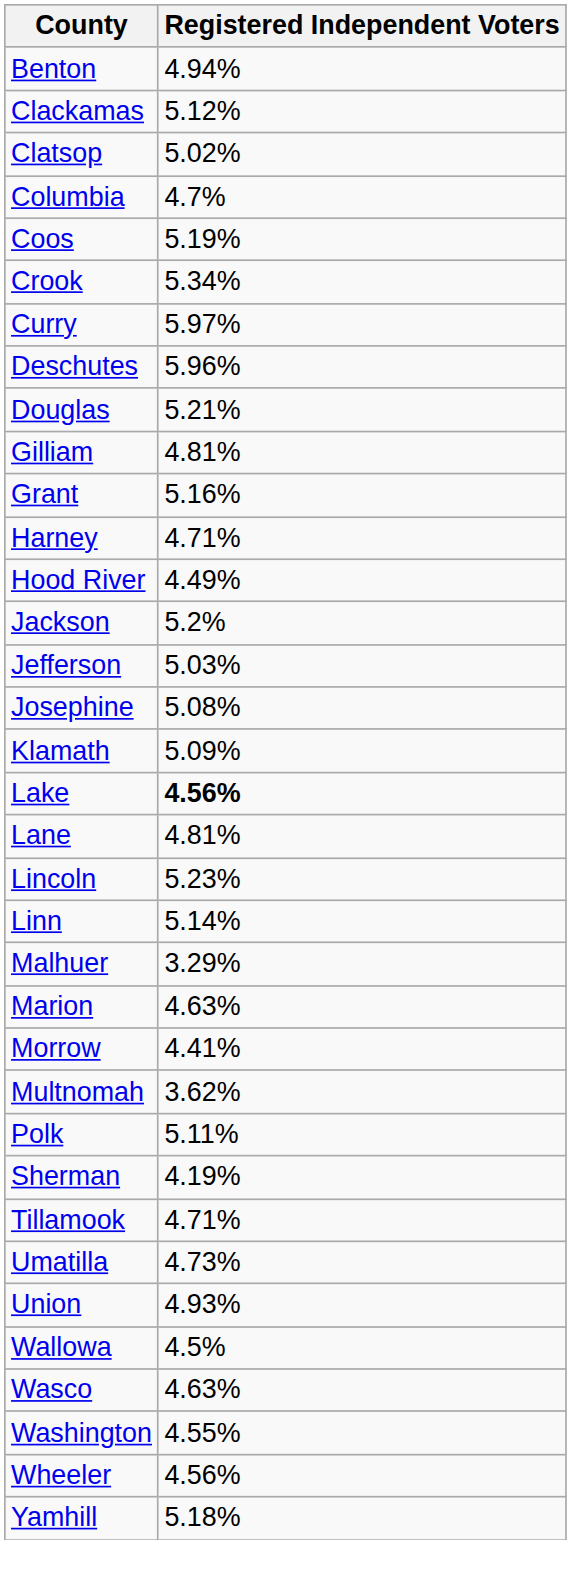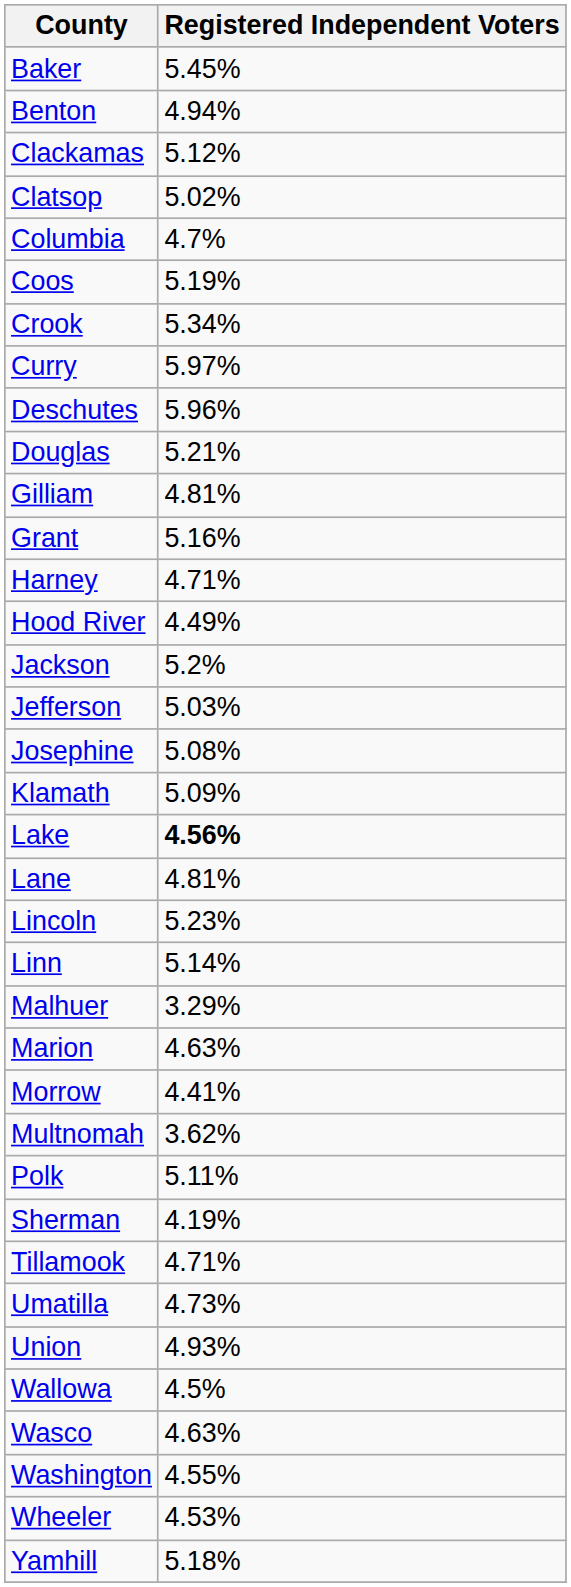+ row: (46, 68)
(203, 1475) 4.56% -> (203, 1517) 4.53%
